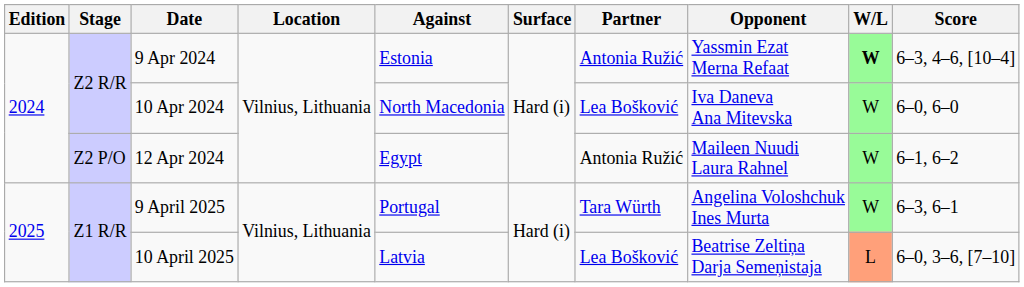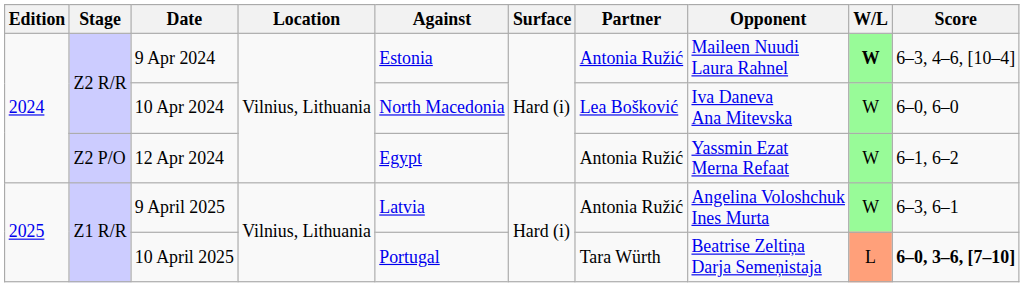(740, 57) Yassmin Ezat Merna Refaat -> (745, 57) Maileen Nuudi Laura Rahnel
(745, 157) Maileen Nuudi Laura Rahnel -> (740, 157) Yassmin Ezat Merna Refaat
(409, 206) Portugal -> (402, 206) Latvia
(620, 206) Tara Würth -> (631, 206) Antonia Ružić
(402, 256) Latvia -> (409, 256) Portugal
(629, 256) Lea Bošković -> (620, 256) Tara Würth
(956, 256) normal -> (956, 256) bold
